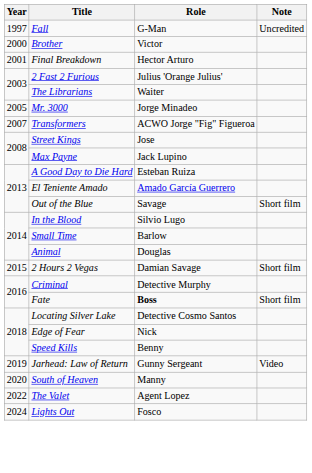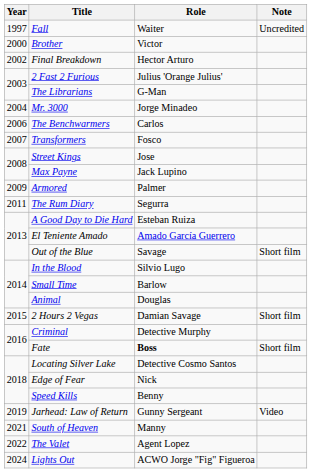(152, 28) G-Man -> (150, 28) Waiter
(17, 60) 2001 -> (17, 60) 2002
(150, 92) Waiter -> (152, 92) G-Man
(17, 108) 2005 -> (17, 108) 2004
+ row: (70, 124)
(196, 124) ACWO Jorge "Fig" Figueroa -> (149, 140) Fosco
+ row: (49, 188)
+ row: (63, 204)
(17, 380) 2020 -> (17, 428) 2021
(149, 412) Fosco -> (196, 460) ACWO Jorge "Fig" Figueroa
